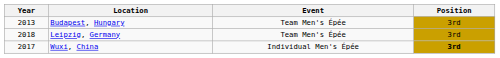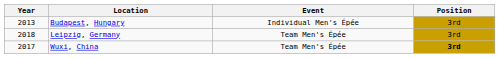(313, 22) Team Men's Épée -> (313, 22) Individual Men's Épée
(313, 47) Individual Men's Épée -> (313, 47) Team Men's Épée
